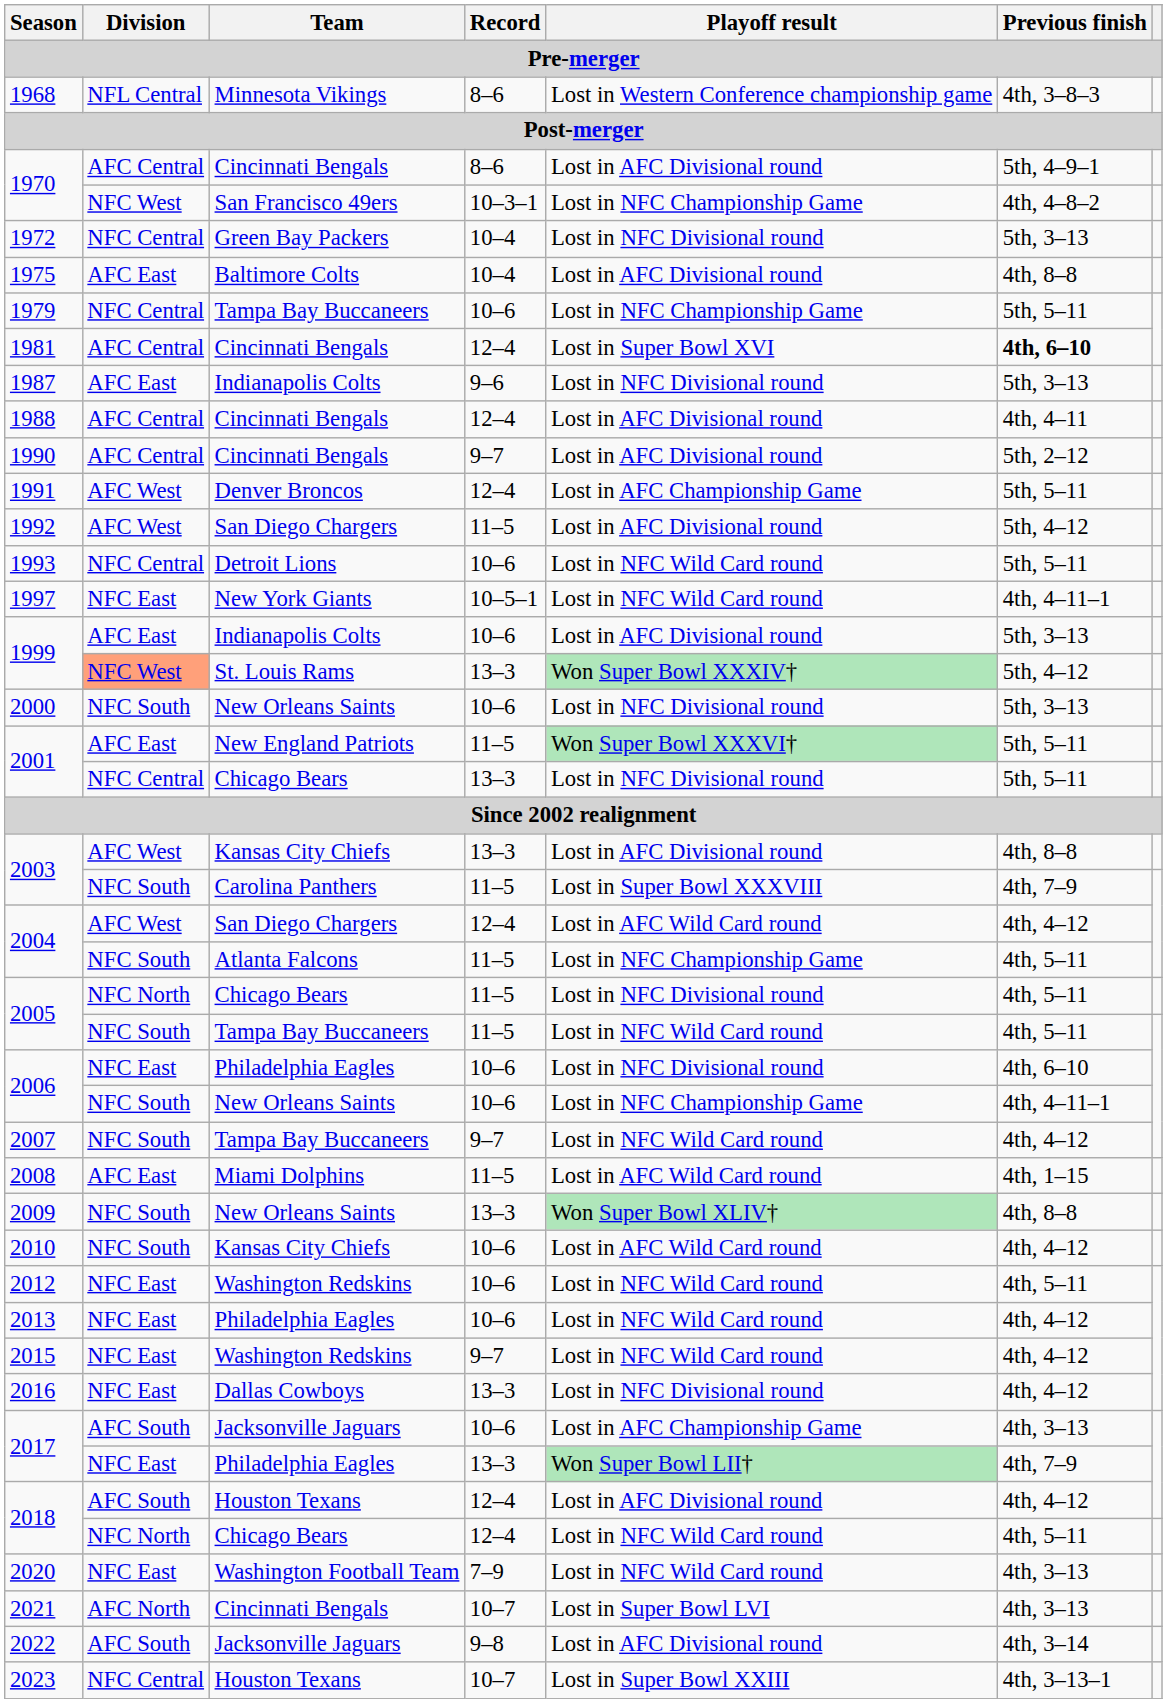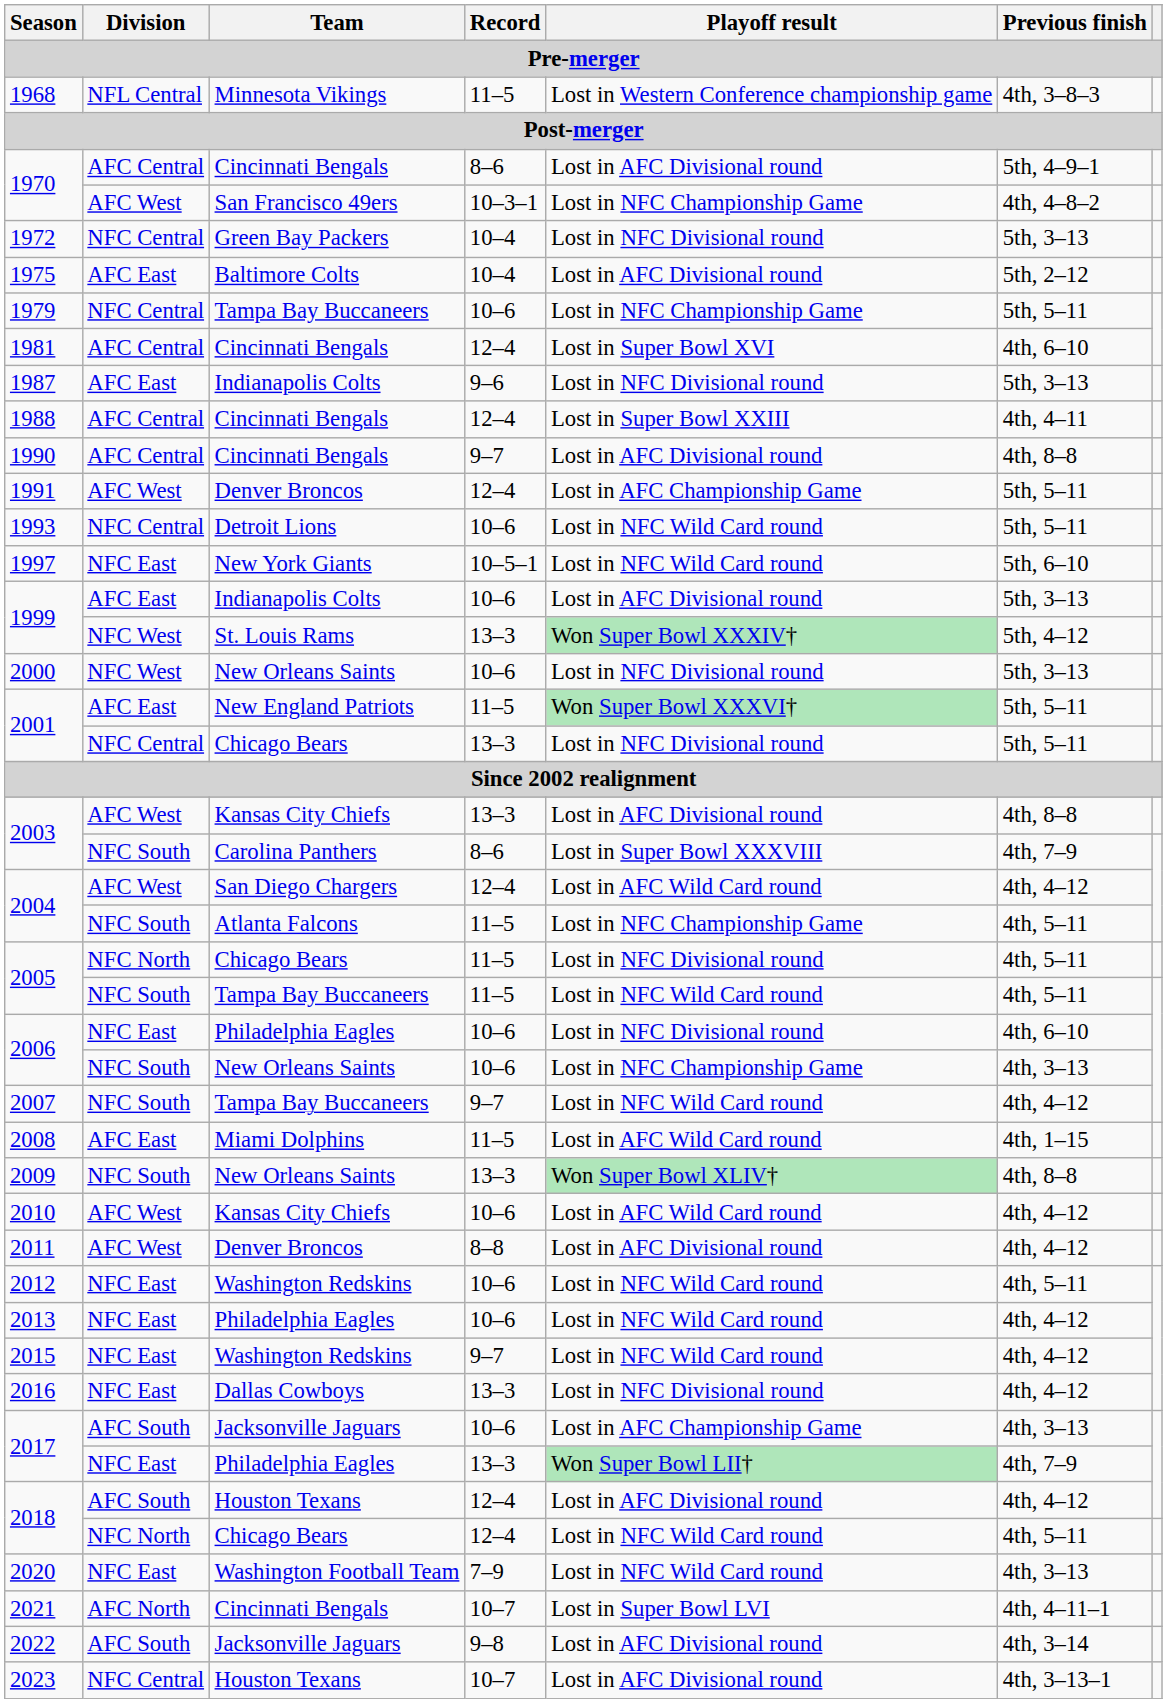(487, 94) 8–6 -> (492, 94) 11–5
(135, 202) NFC West -> (135, 202) AFC West
(1040, 274) 4th, 8–8 -> (1046, 274) 5th, 2–12
(1047, 346) bold -> (1046, 346) normal
(687, 418) Lost in AFC Divisional round -> (670, 418) Lost in Super Bowl XXIII
(1046, 454) 5th, 2–12 -> (1040, 454) 4th, 8–8
- row: (33, 526)
(1057, 599) 4th, 4–11–1 -> (1046, 563) 5th, 6–10
(135, 671) lightsalmon background -> (135, 635) no background
(139, 707) NFC South -> (135, 671) NFC West
(492, 887) 11–5 -> (487, 851) 8–6
(1057, 1103) 4th, 4–11–1 -> (1046, 1067) 4th, 3–13
(139, 1247) NFC South -> (135, 1211) AFC West
+ row: (32, 1247)
(1046, 1607) 4th, 3–13 -> (1057, 1607) 4th, 4–11–1
(670, 1680) Lost in Super Bowl XXIII -> (687, 1680) Lost in AFC Divisional round
